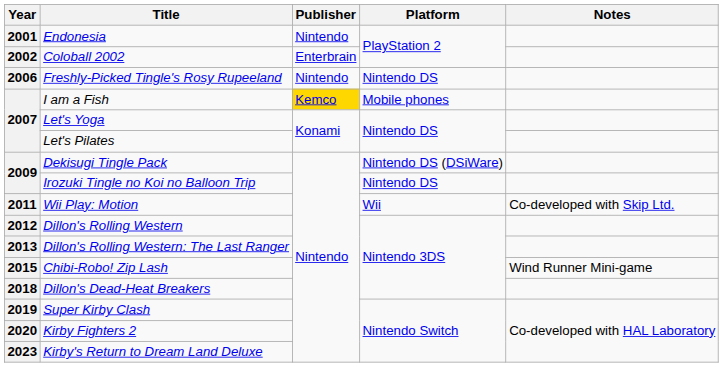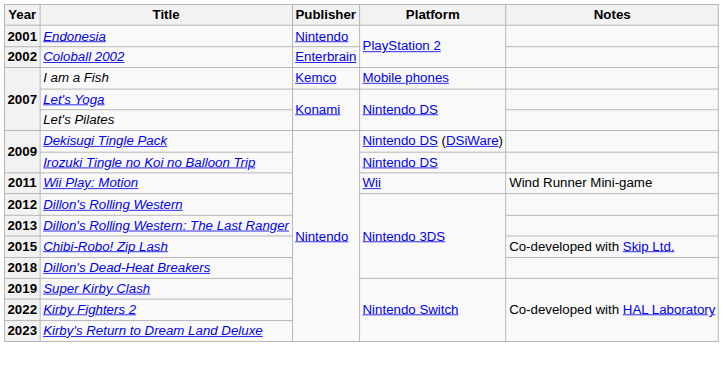- row: (162, 78)
(316, 99) gold background -> (316, 78) no background
(592, 204) Co-developed with Skip Ltd. -> (581, 183) Wind Runner Mini-game
(581, 267) Wind Runner Mini-game -> (592, 246) Co-developed with Skip Ltd.
(22, 330) 2020 -> (22, 309) 2022
